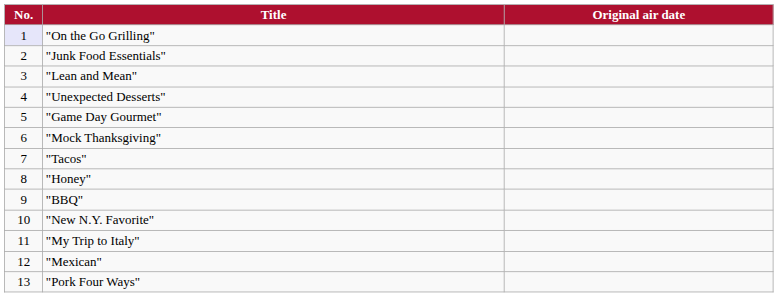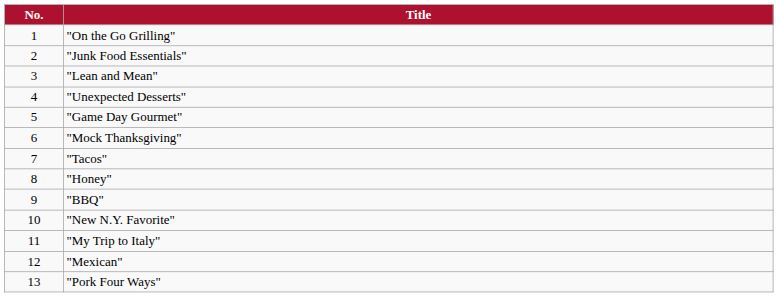- column: (639, 14)
(24, 35) lavender background -> (34, 35) no background
